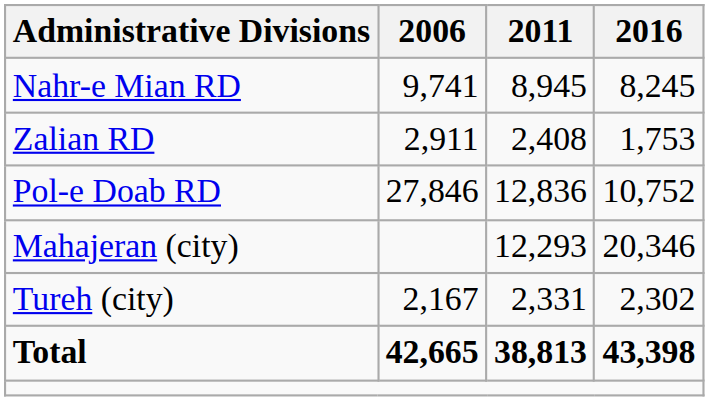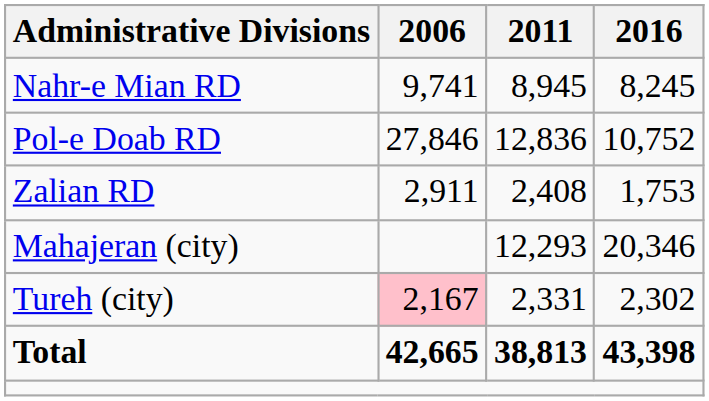rows swapped: (117, 191) <-> (84, 138)
(441, 298) no background -> (441, 298) pink background
